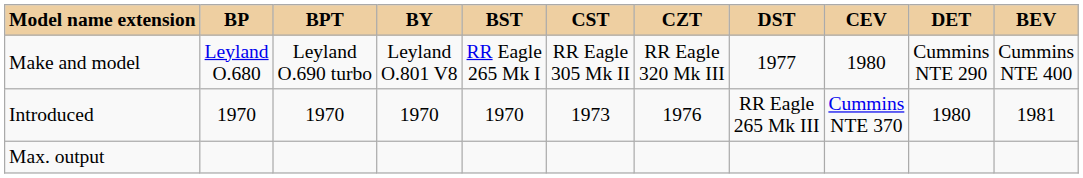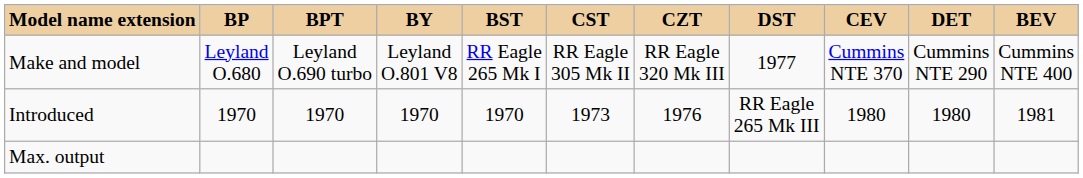(866, 61) 1980 -> (866, 61) Cummins NTE 370
(866, 114) Cummins NTE 370 -> (866, 114) 1980
